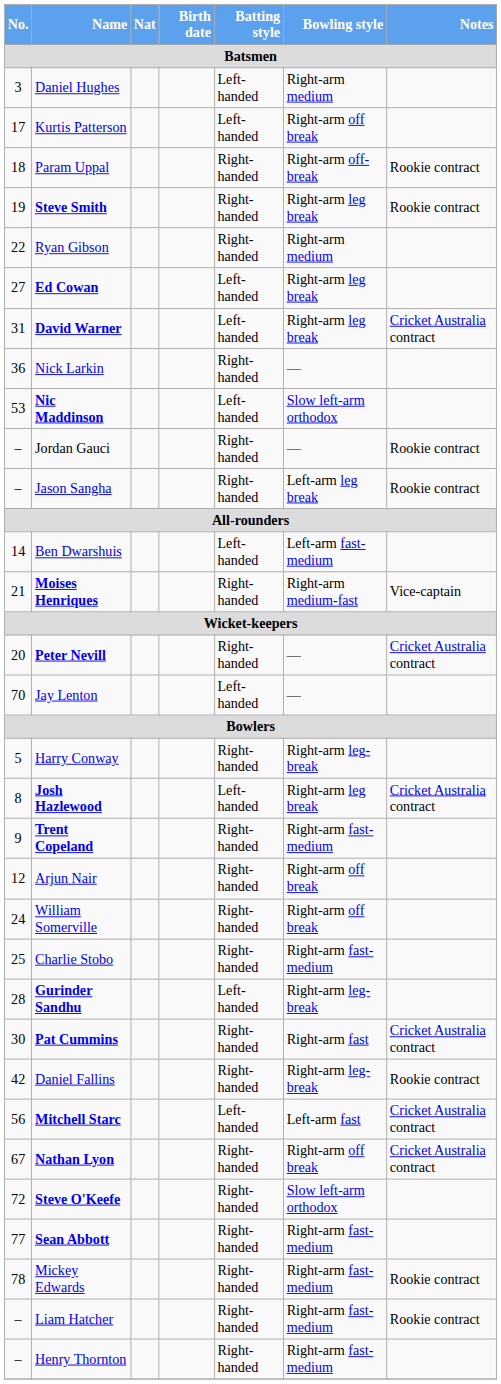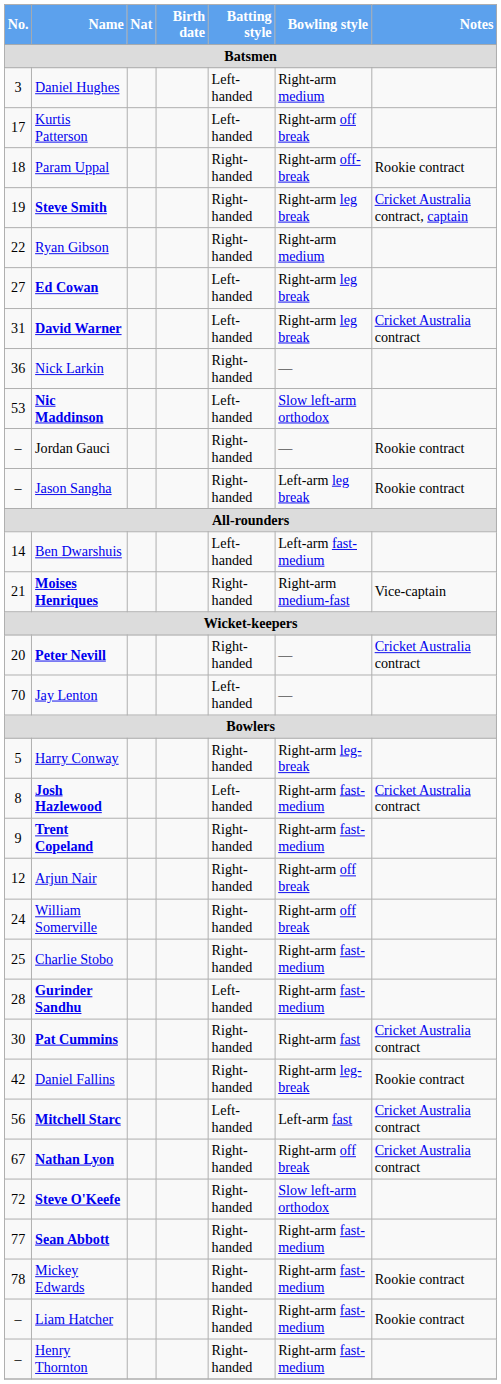(435, 208) Rookie contract -> (423, 208) Cricket Australia contract, captain
(326, 798) Right-arm leg break -> (322, 798) Right-arm fast-medium
(328, 999) Right-arm leg-break -> (322, 999) Right-arm fast-medium
